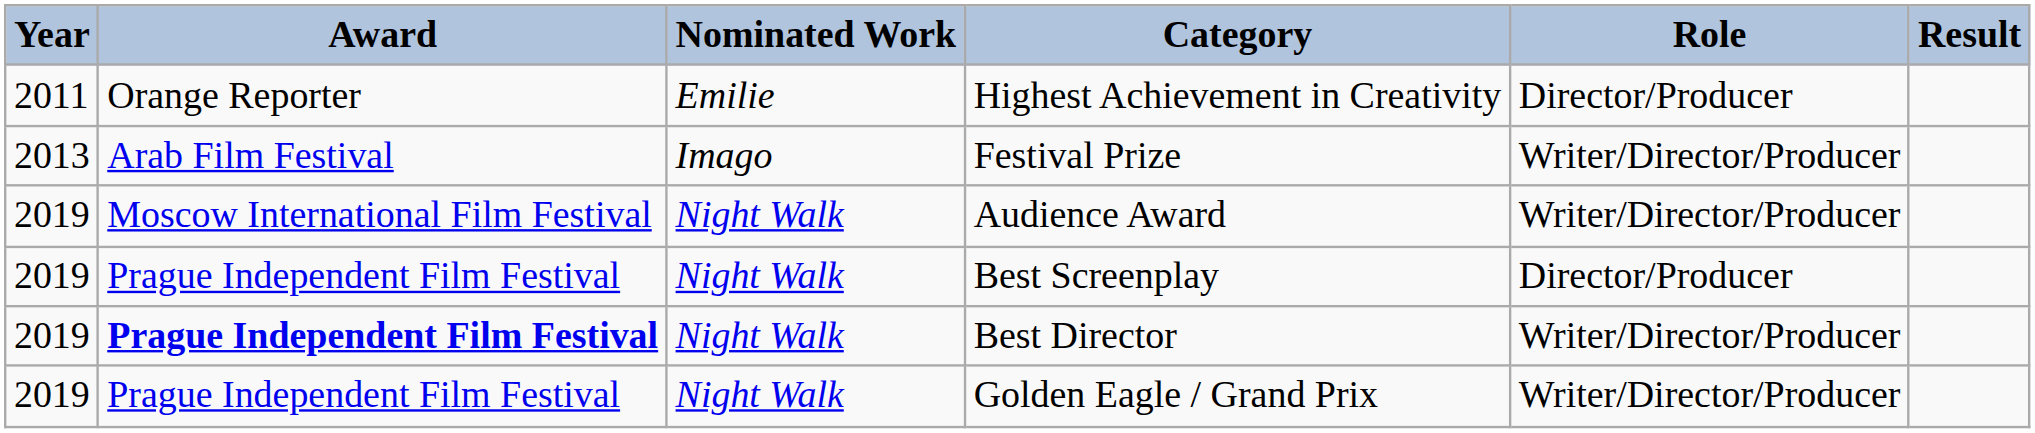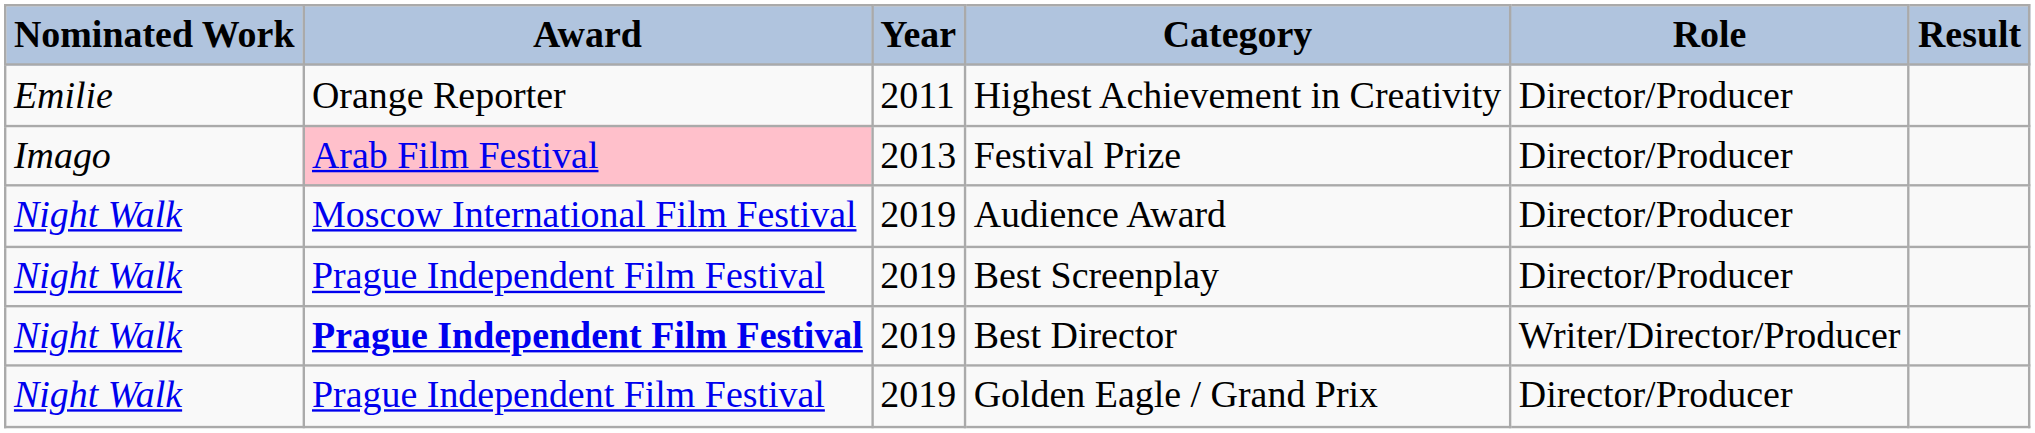columns swapped: (52, 34) <-> (816, 34)
(250, 154) no background -> (455, 154) pink background
(1710, 154) Writer/Director/Producer -> (1656, 154) Director/Producer
(1710, 214) Writer/Director/Producer -> (1656, 214) Director/Producer
(1710, 395) Writer/Director/Producer -> (1656, 395) Director/Producer
